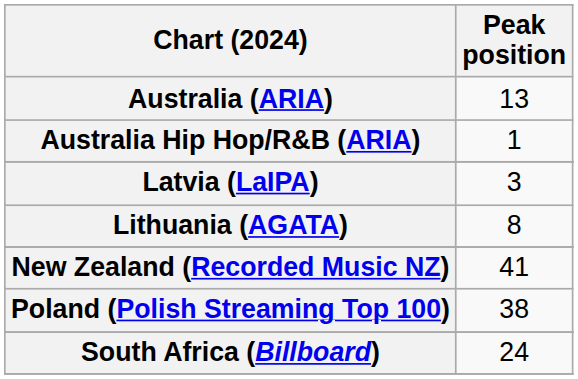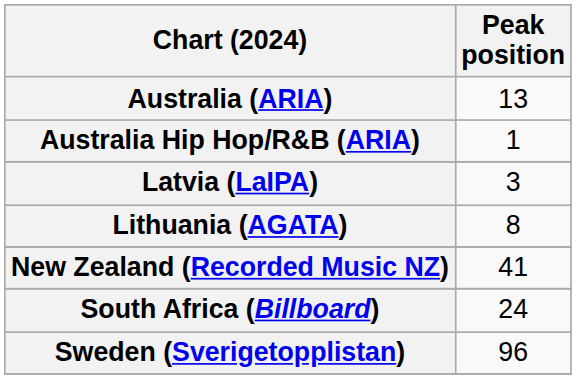- row: (230, 310)
+ row: (230, 352)
